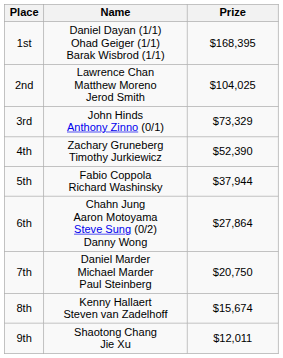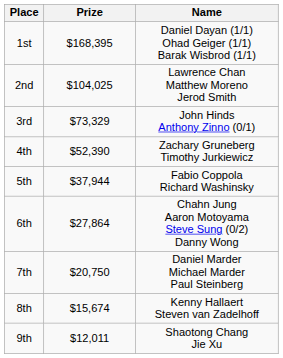columns swapped: (115, 13) <-> (233, 13)
